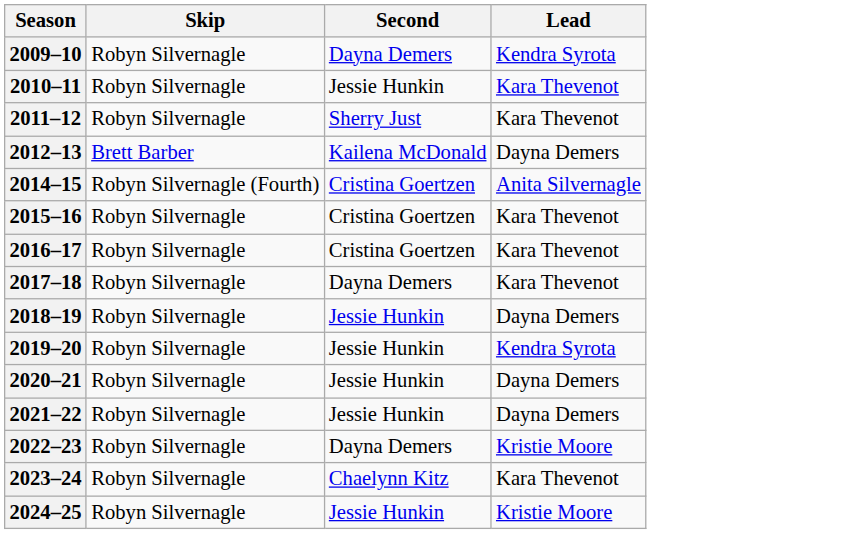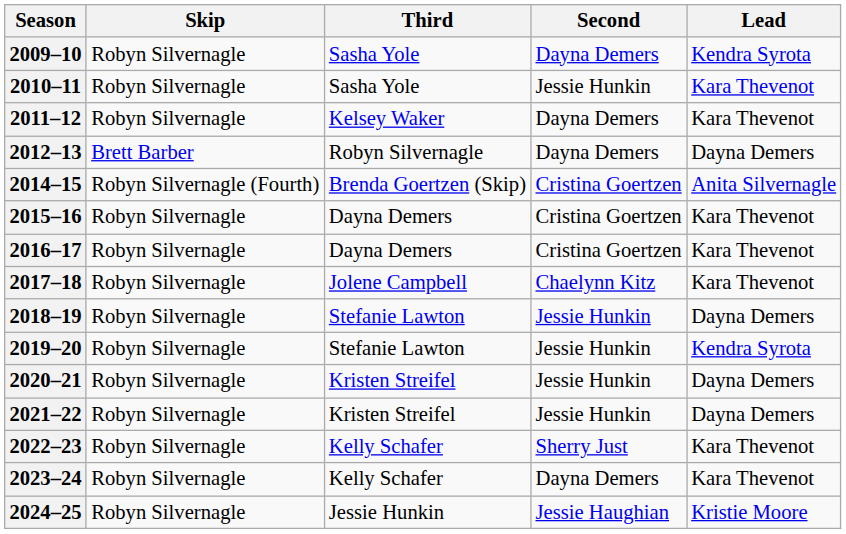+ column: (427, 20)
(375, 119) Sherry Just -> (597, 119) Dayna Demers
(408, 151) Kailena McDonald -> (597, 151) Dayna Demers
(390, 282) Dayna Demers -> (595, 282) Chaelynn Kitz
(390, 446) Dayna Demers -> (582, 446) Sherry Just
(554, 446) Kristie Moore -> (753, 446) Kara Thevenot
(389, 479) Chaelynn Kitz -> (597, 479) Dayna Demers
(386, 511) Jessie Hunkin -> (602, 511) Jessie Haughian
